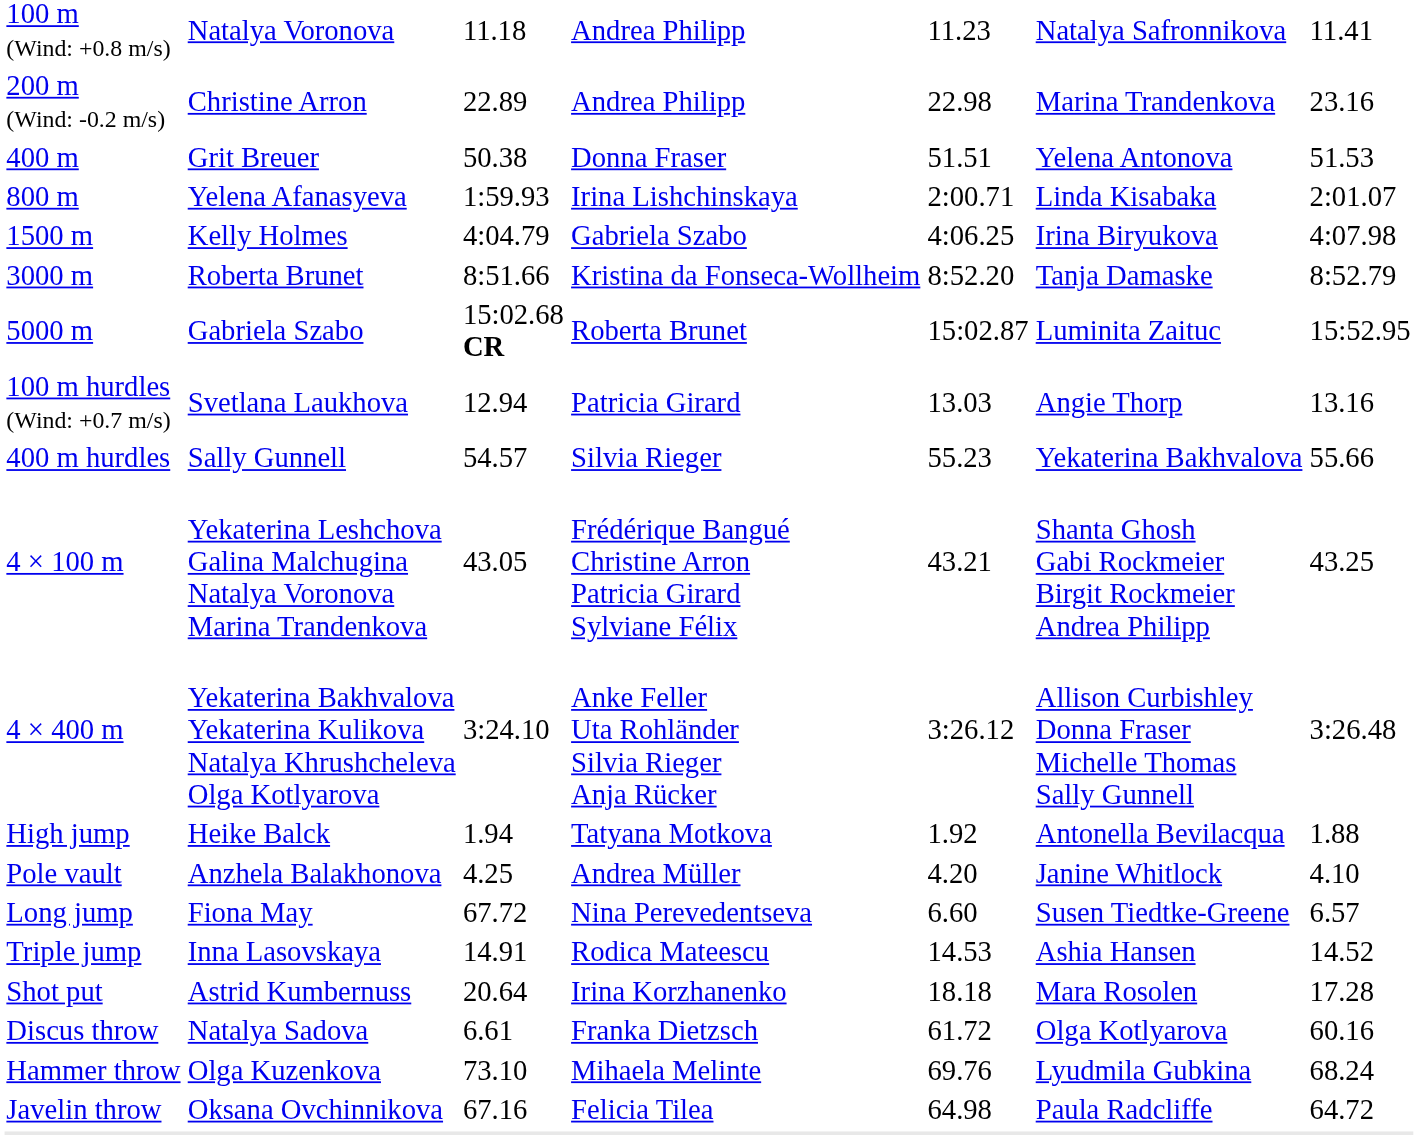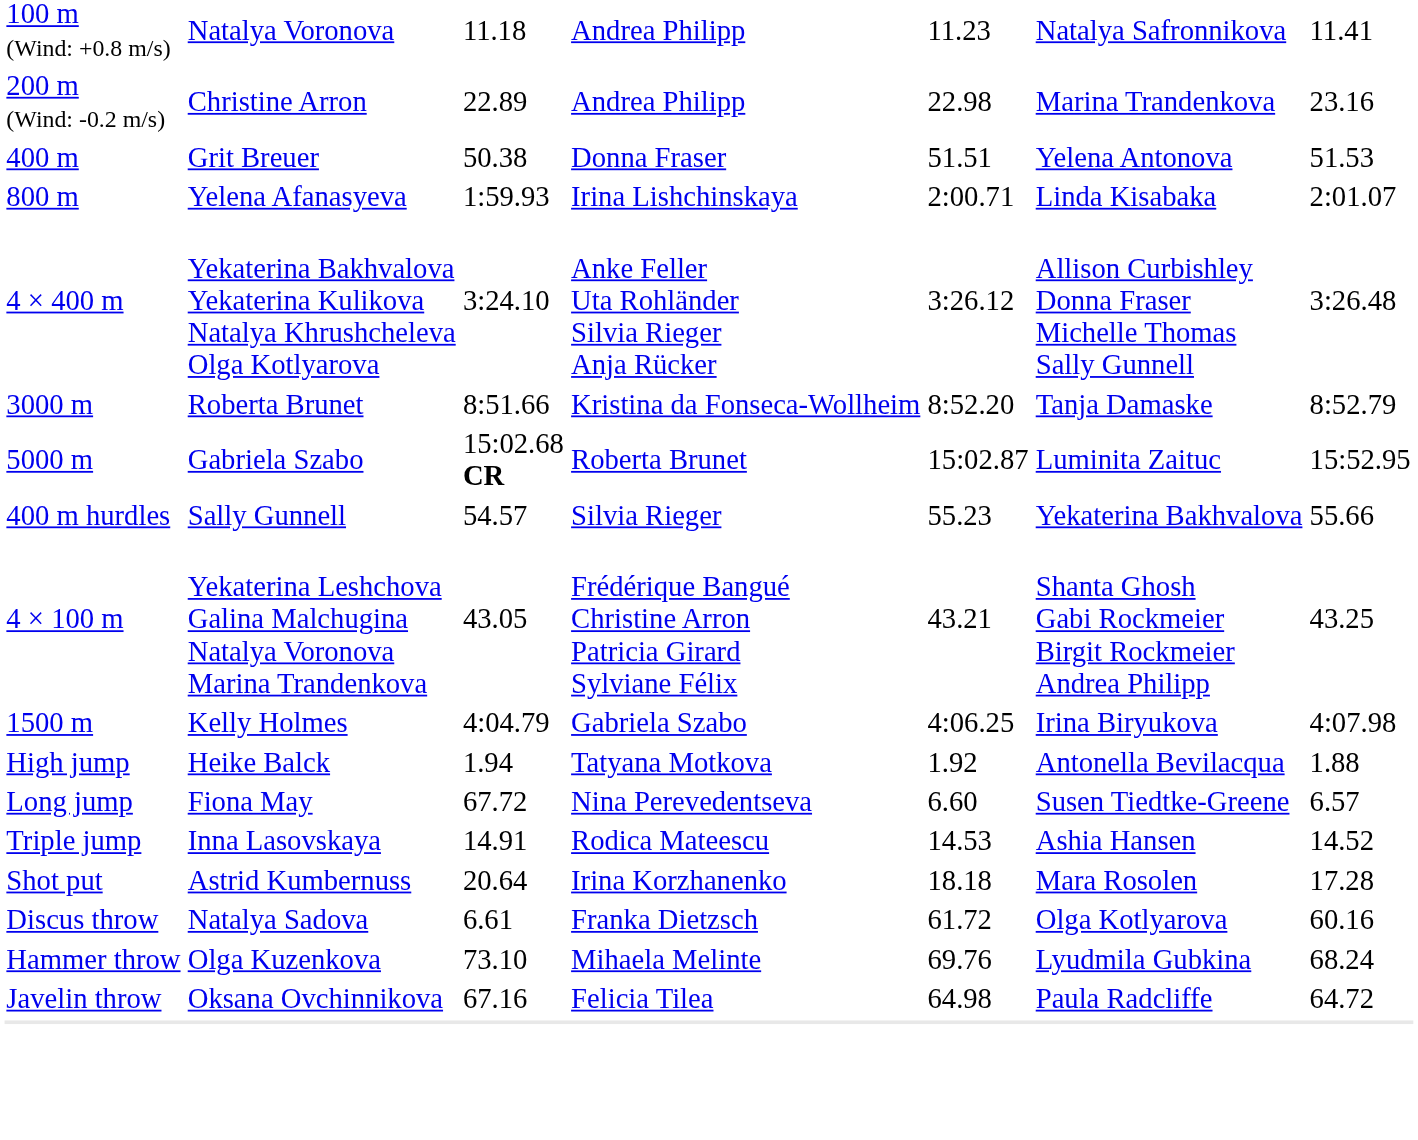rows swapped: (50, 236) <-> (65, 730)
- row: (89, 402)
- row: (64, 873)
